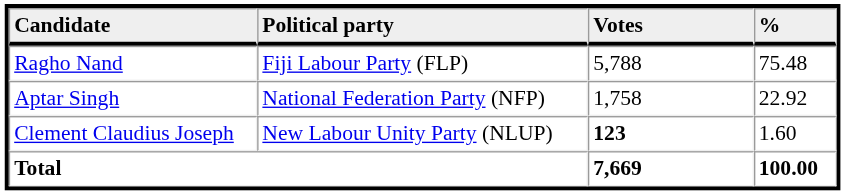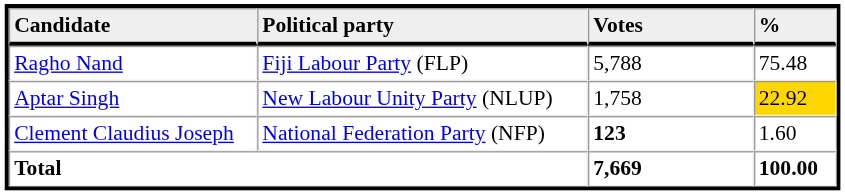(404, 98) National Federation Party (NFP) -> (408, 98) New Labour Unity Party (NLUP)
(783, 98) no background -> (783, 98) gold background
(408, 133) New Labour Unity Party (NLUP) -> (404, 133) National Federation Party (NFP)
